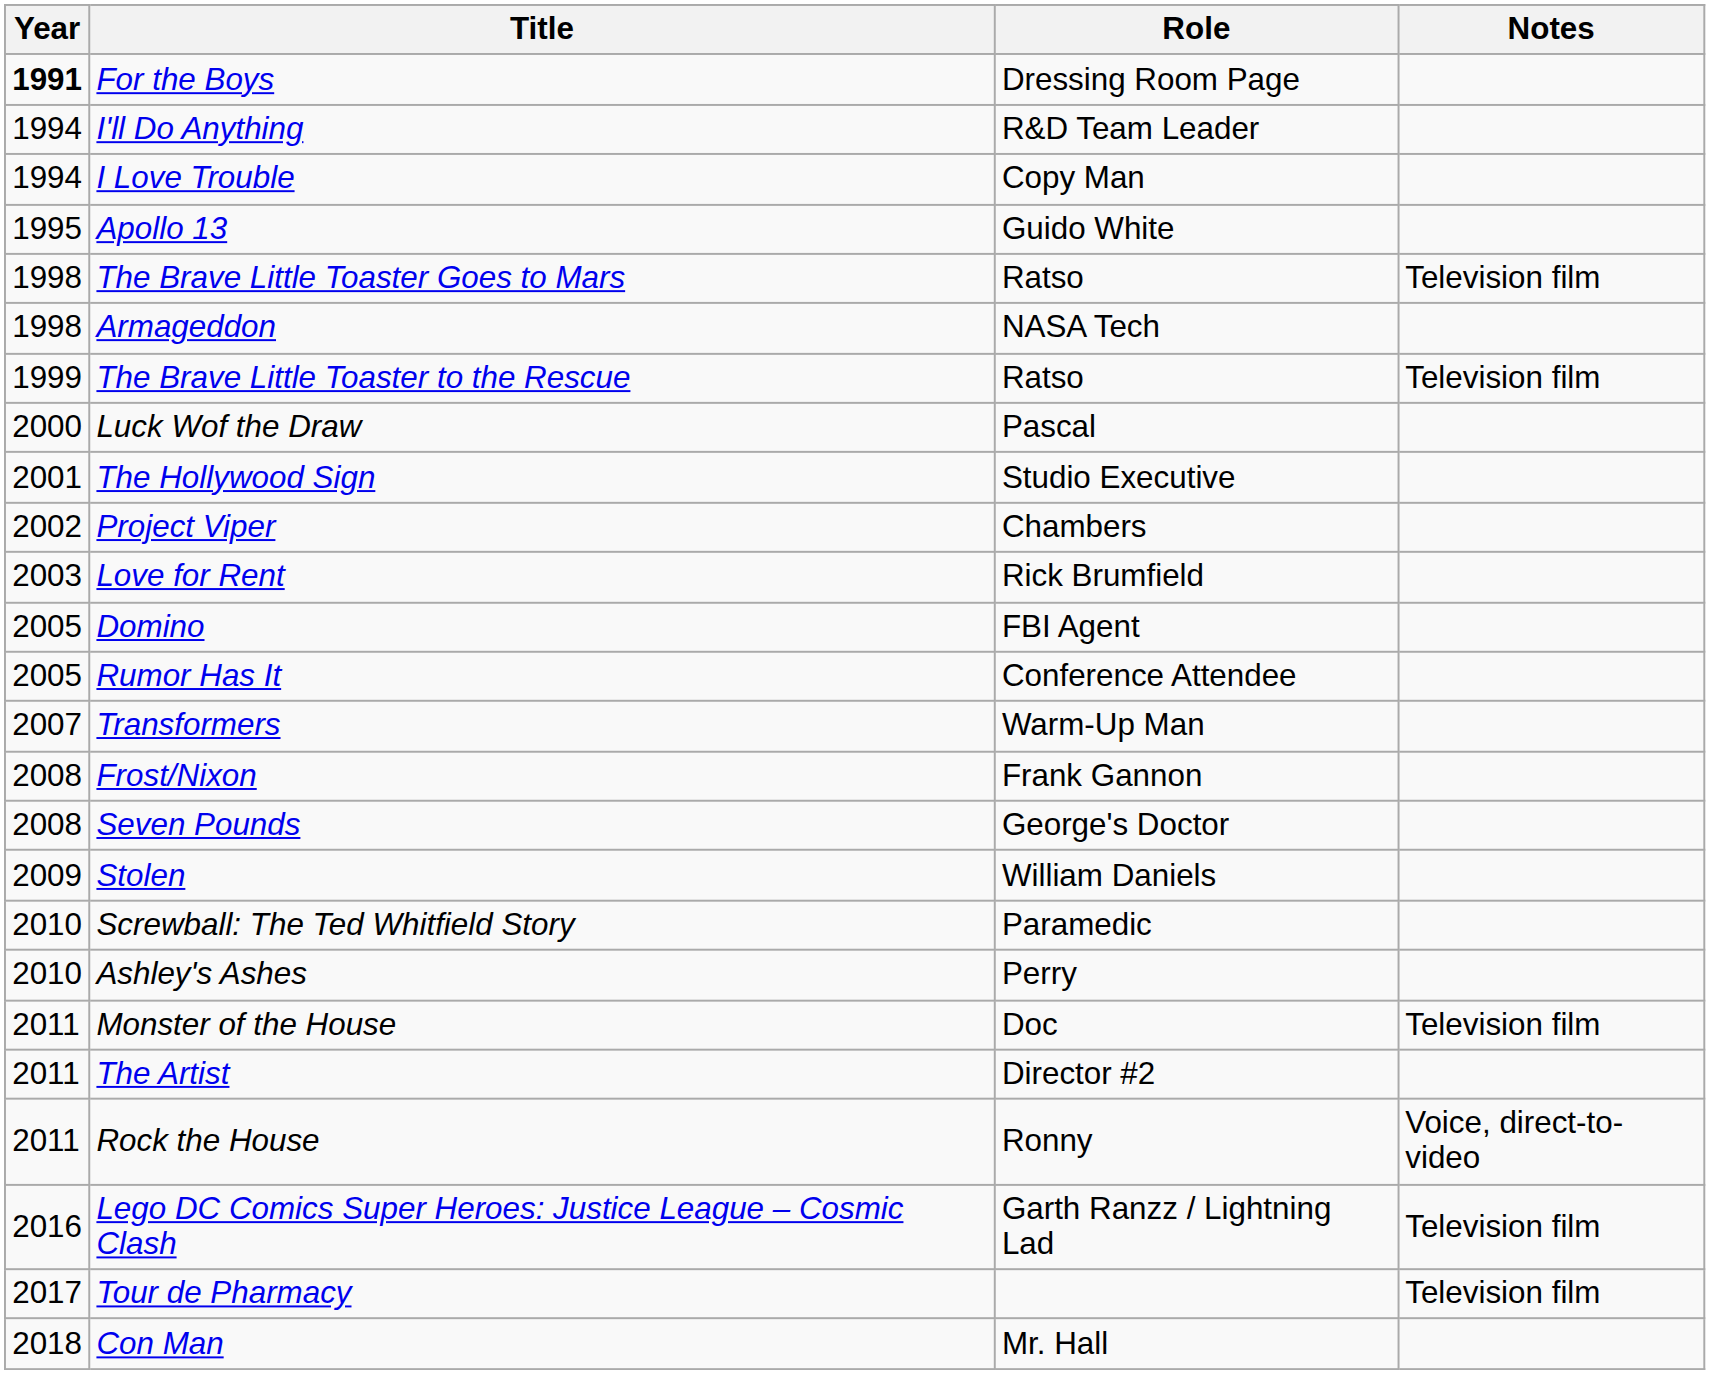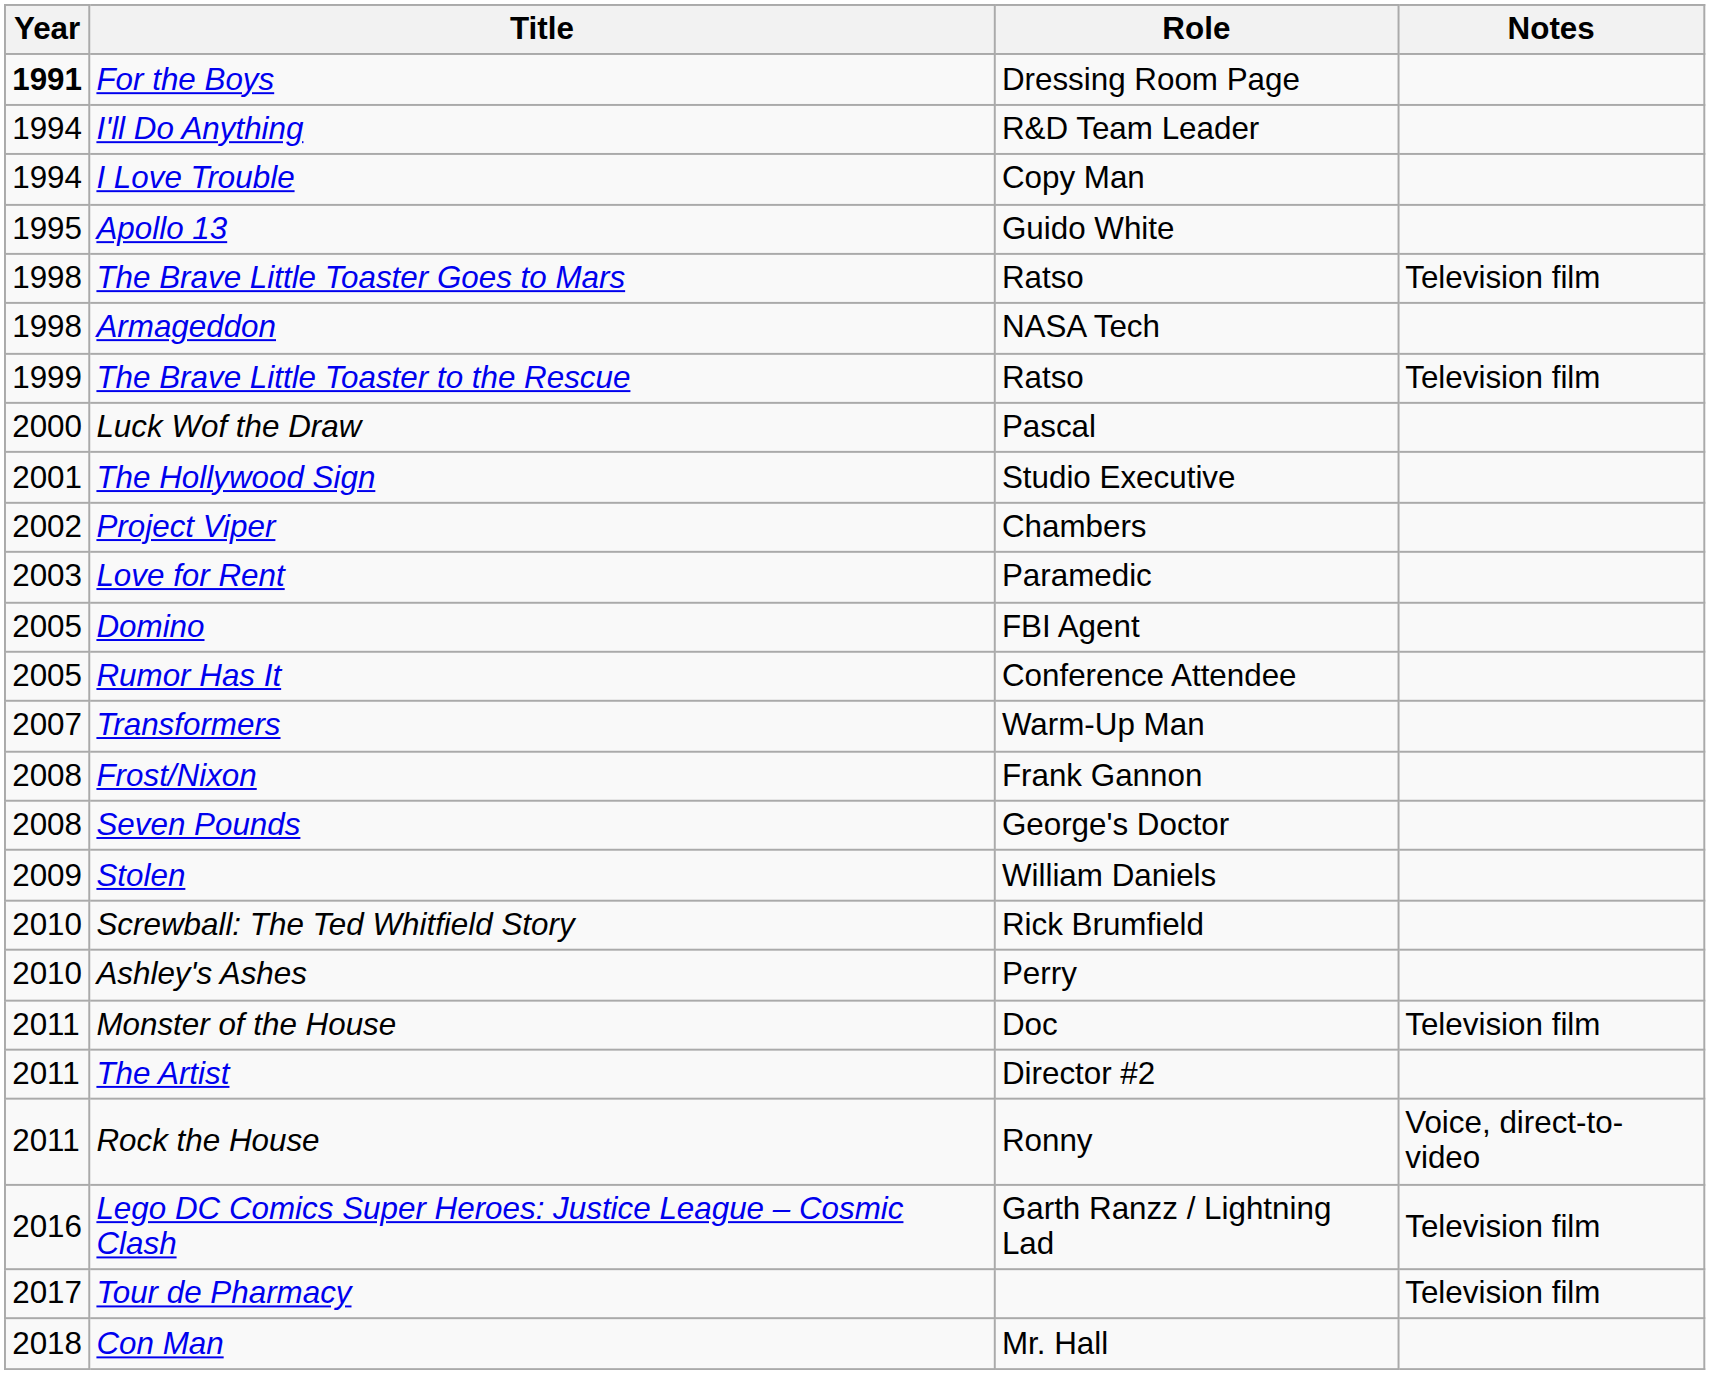(1103, 576) Rick Brumfield -> (1077, 576) Paramedic
(1077, 924) Paramedic -> (1103, 924) Rick Brumfield
